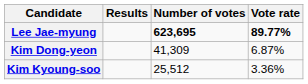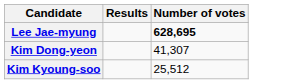- column: (276, 13)
(175, 32) 623,695 -> (175, 32) 628,695
(171, 50) 41,309 -> (171, 50) 41,307
